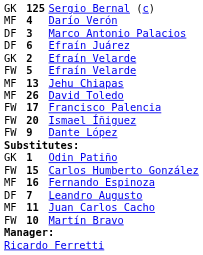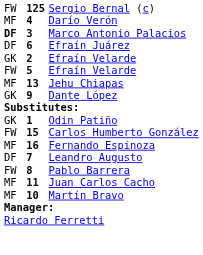(10, 8) GK -> (10, 8) FW
(10, 33) normal -> (10, 33) bold
- row: (33, 95)
- row: (33, 108)
- row: (33, 120)
(10, 133) FW -> (10, 95) GK
+ row: (29, 170)
(10, 220) FW -> (10, 195) MF
